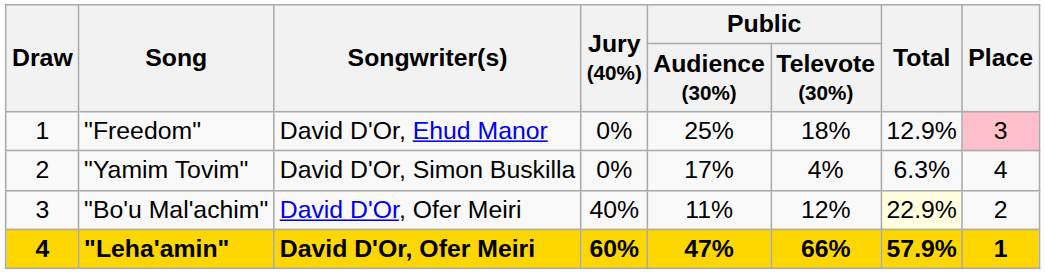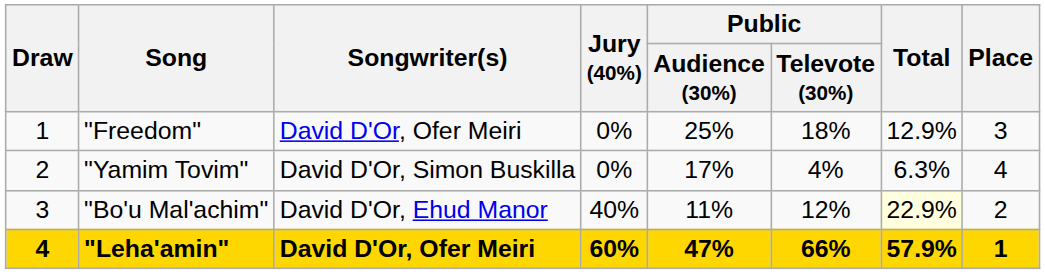(414, 130) David D'Or, Ehud Manor -> (401, 130) David D'Or, Ofer Meiri
(1001, 130) pink background -> (1001, 130) no background
(401, 209) David D'Or, Ofer Meiri -> (414, 209) David D'Or, Ehud Manor
